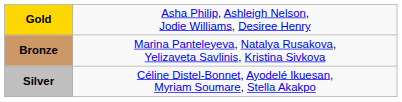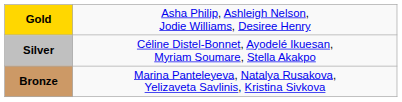rows swapped: (39, 81) <-> (39, 50)
